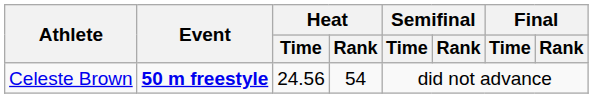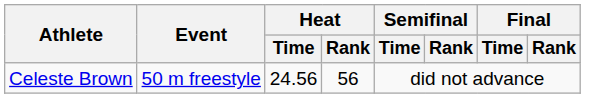(205, 78) bold -> (201, 78) normal
(356, 78) 54 -> (348, 78) 56
